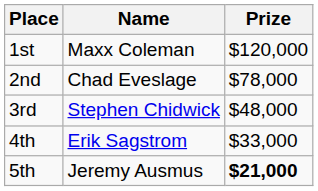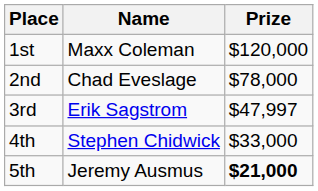(144, 110) Stephen Chidwick -> (127, 110) Erik Sagstrom
(263, 110) $48,000 -> (263, 110) $47,997
(127, 140) Erik Sagstrom -> (144, 140) Stephen Chidwick
